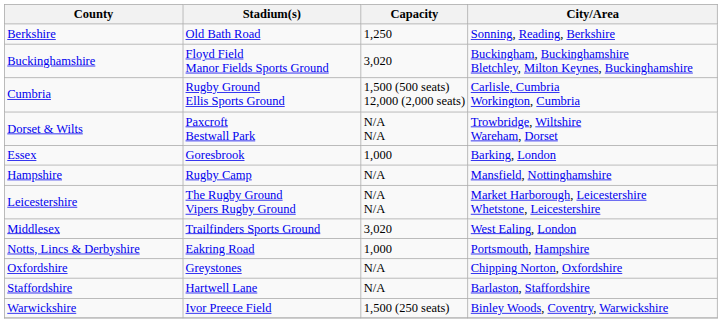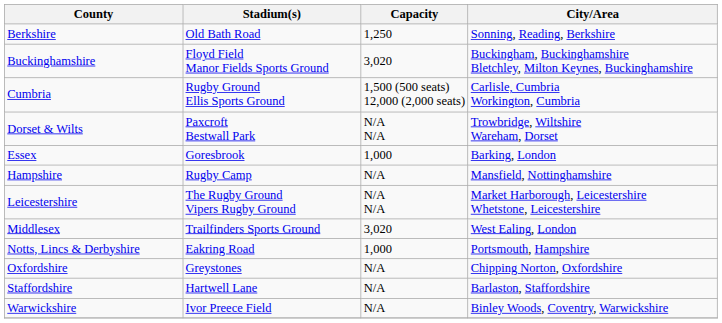(407, 308) 1,500 (250 seats) -> (375, 308) N/A
